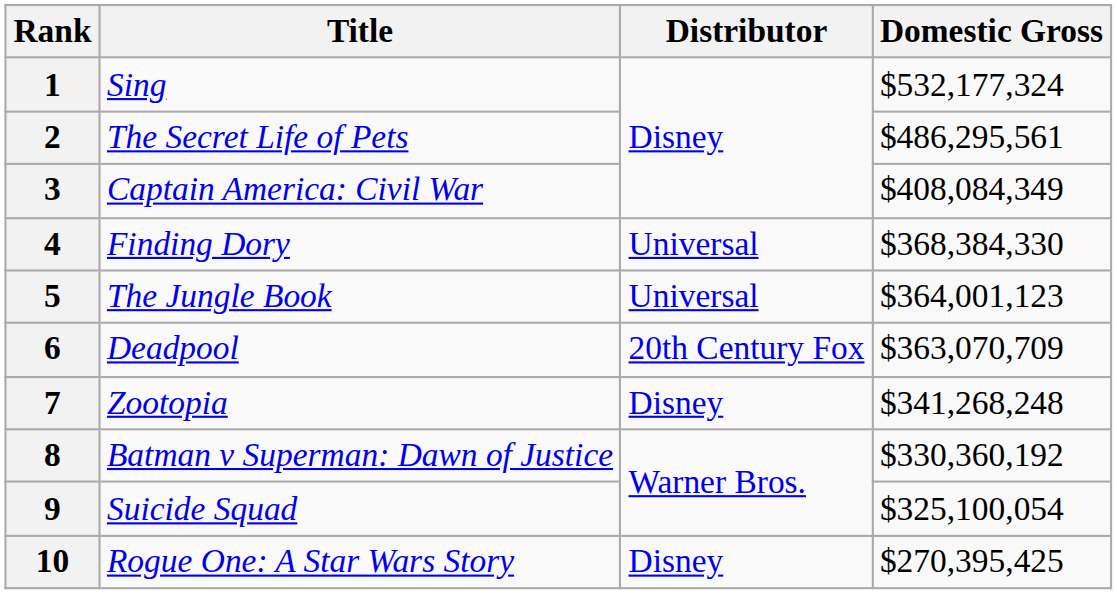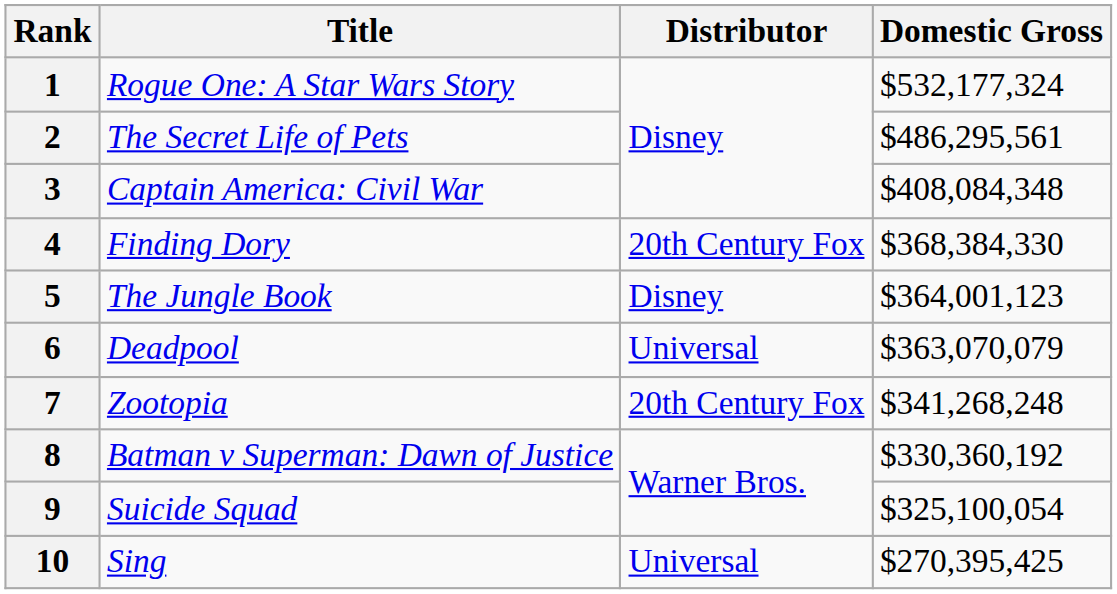(137, 84) Sing -> (311, 84) Rogue One: A Star Wars Story
(972, 190) $408,084,349 -> (972, 190) $408,084,348
(694, 243) Universal -> (746, 243) 20th Century Fox
(694, 296) Universal -> (676, 296) Disney
(746, 349) 20th Century Fox -> (694, 349) Universal
(972, 349) $363,070,709 -> (972, 349) $363,070,079
(676, 402) Disney -> (746, 402) 20th Century Fox
(311, 561) Rogue One: A Star Wars Story -> (137, 561) Sing
(676, 561) Disney -> (694, 561) Universal
